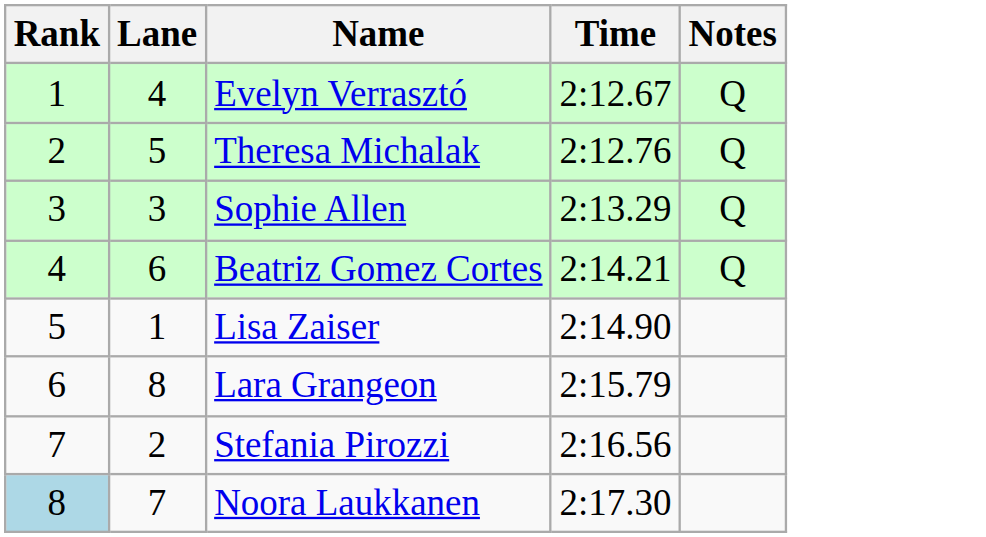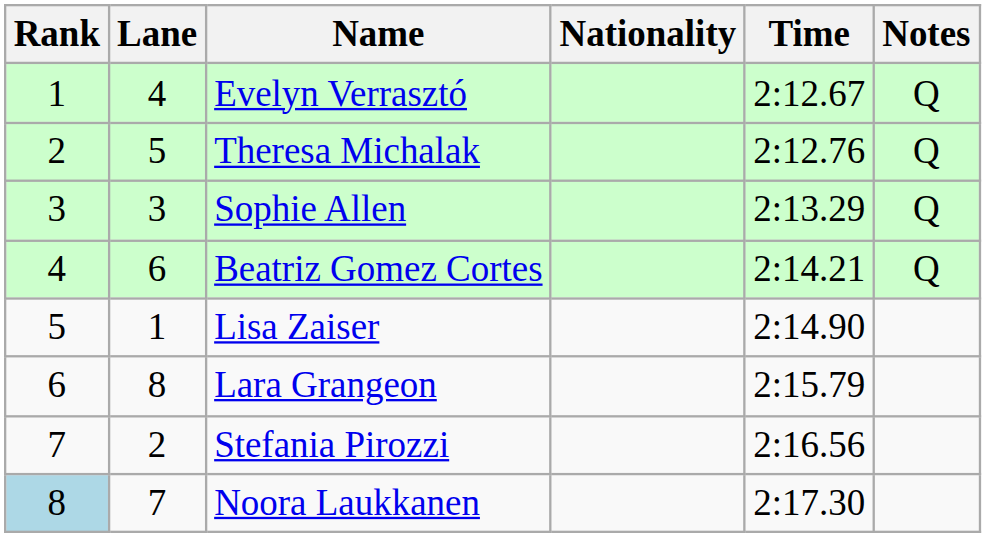+ column: (648, 33)
